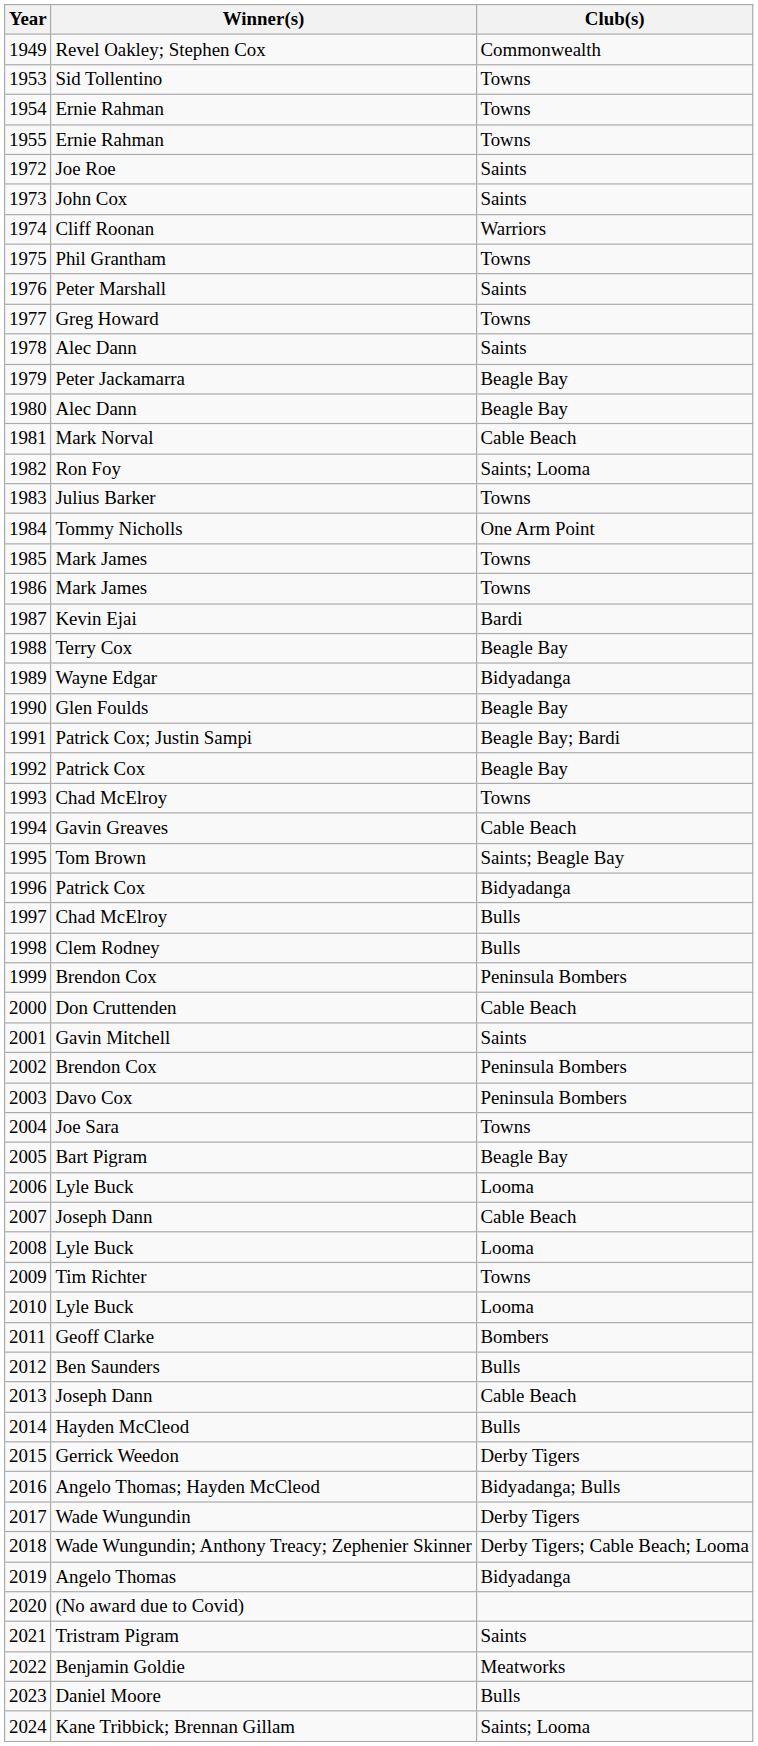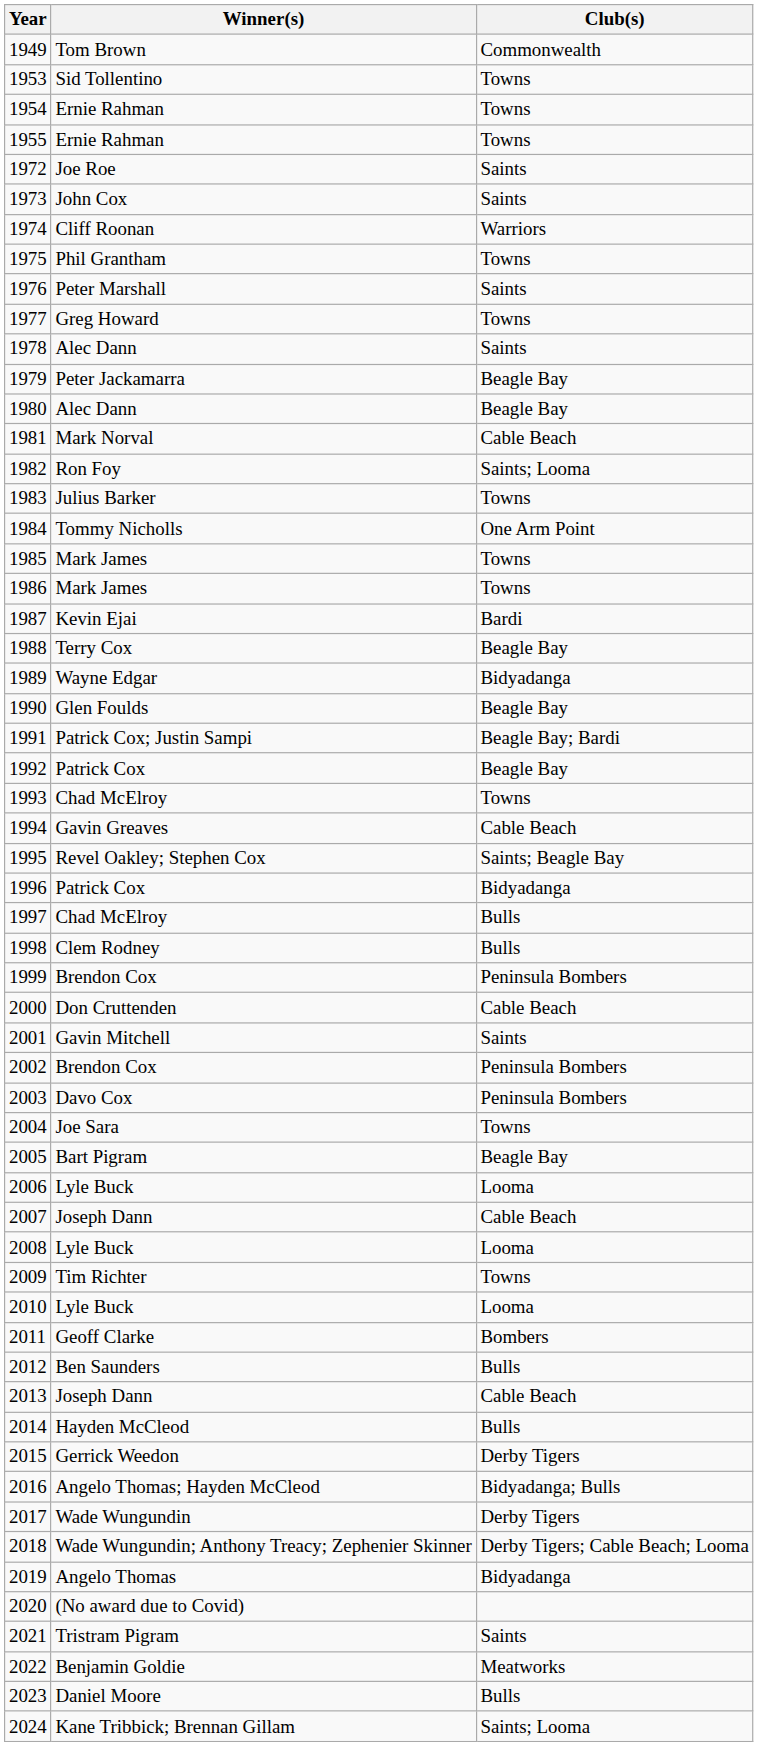(161, 49) Revel Oakley; Stephen Cox -> (101, 49) Tom Brown
(101, 857) Tom Brown -> (161, 857) Revel Oakley; Stephen Cox
